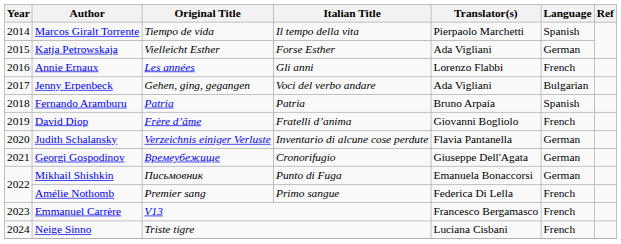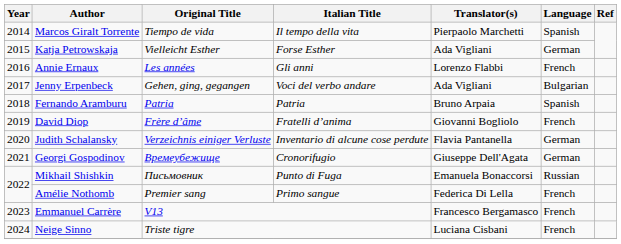(562, 175) German -> (562, 175) Russian
